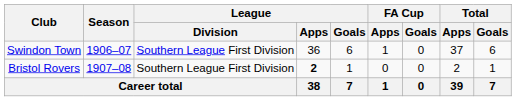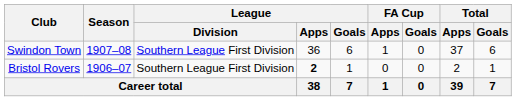(109, 50) 1906–07 -> (109, 50) 1907–08
(109, 68) 1907–08 -> (109, 68) 1906–07
